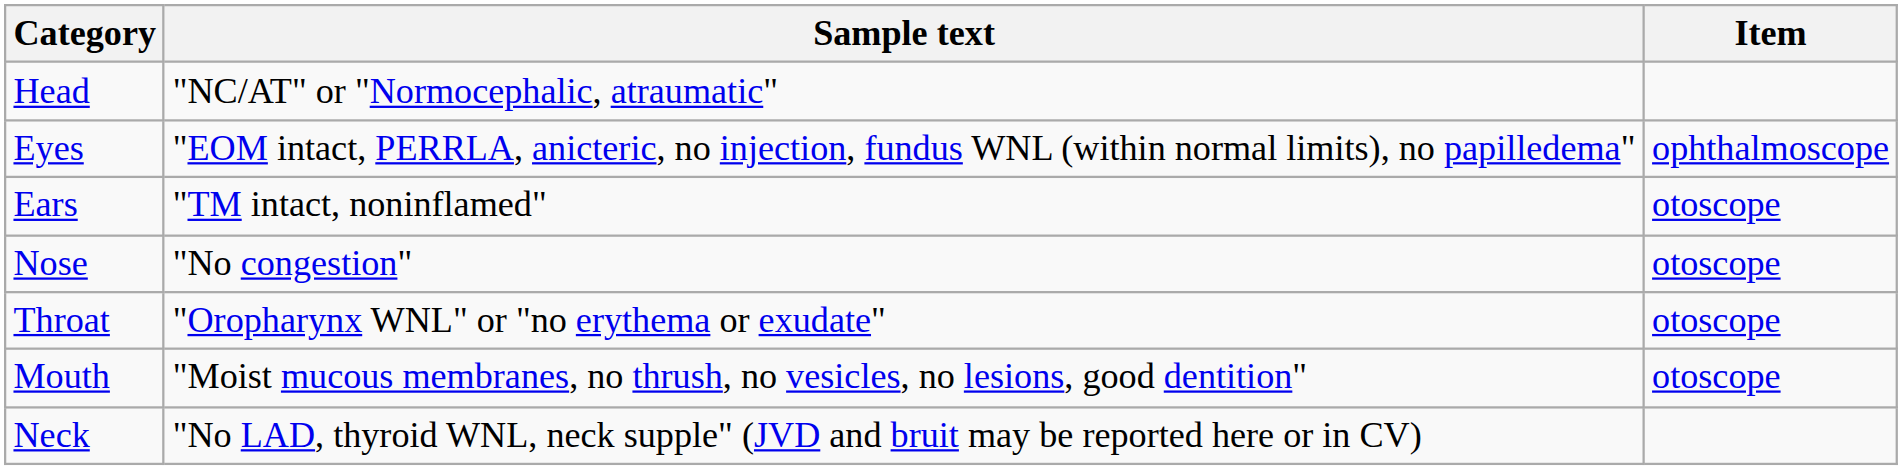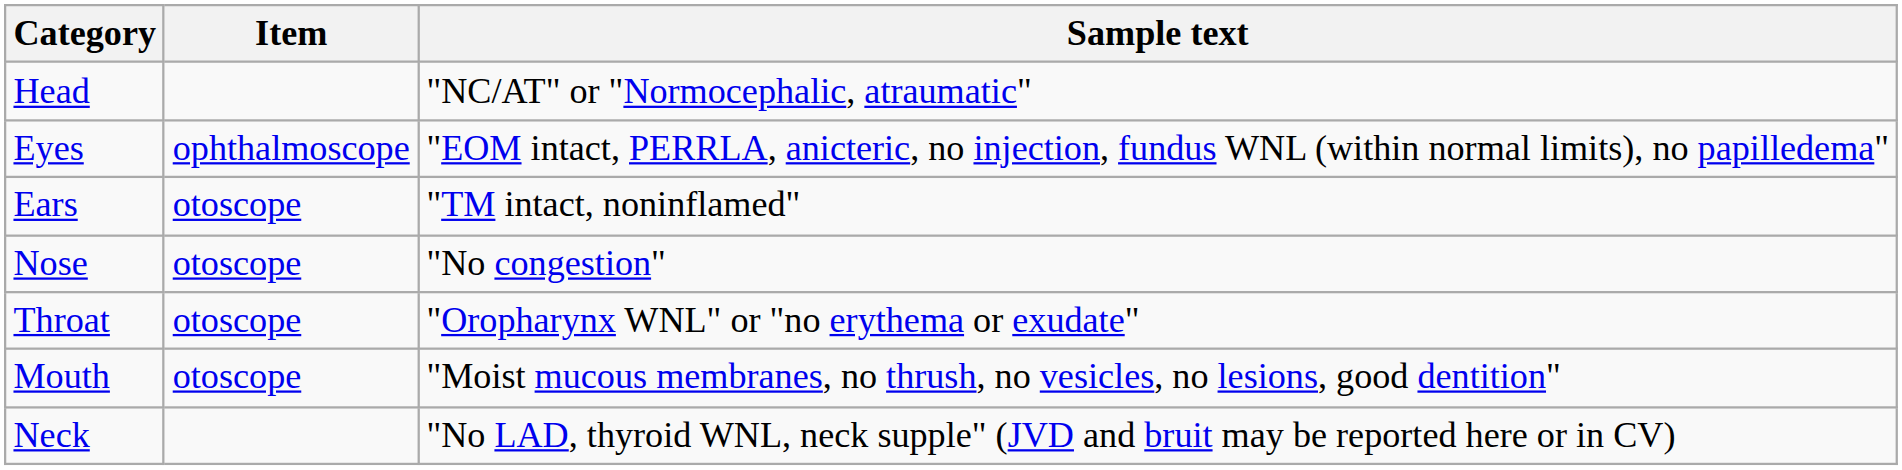columns swapped: (1771, 33) <-> (904, 33)
